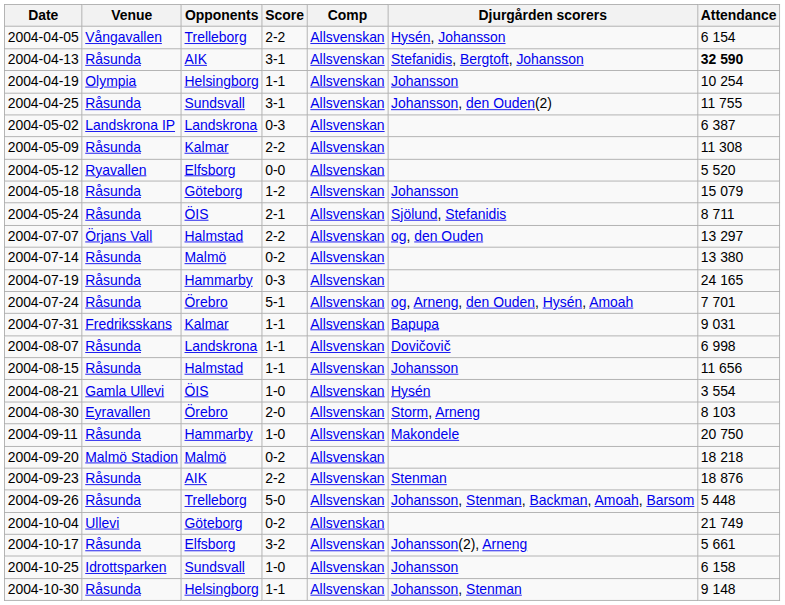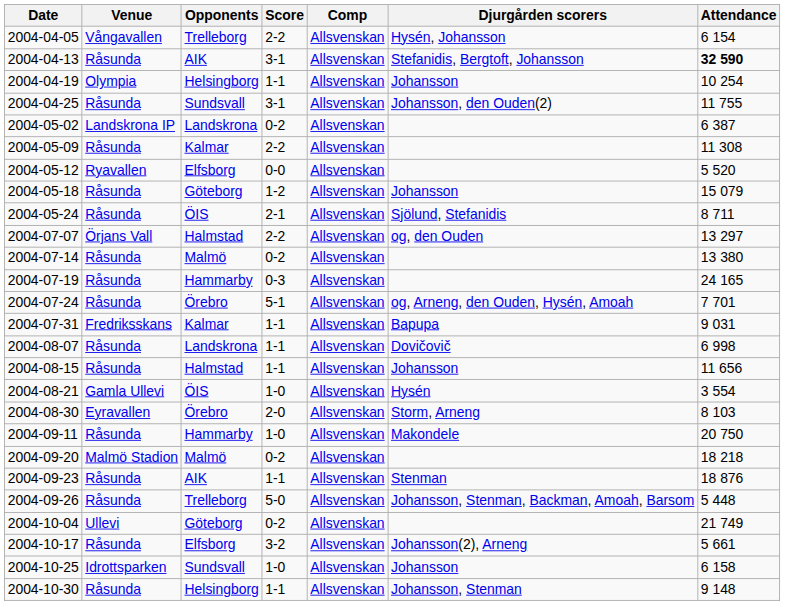(275, 125) 0-3 -> (275, 125) 0-2
(275, 479) 2-2 -> (275, 479) 1-1
